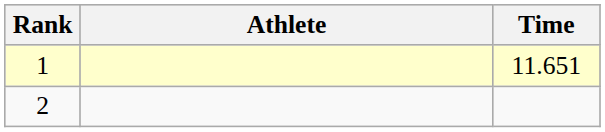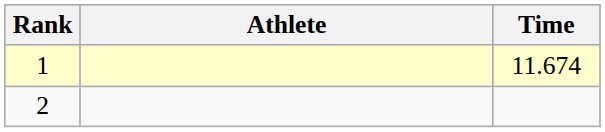(546, 65) 11.651 -> (546, 65) 11.674
